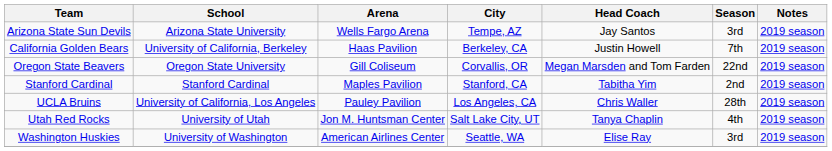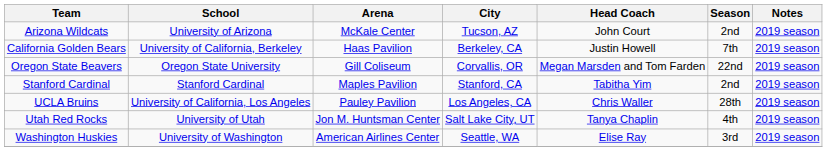+ row: (66, 31)
- row: (69, 31)
